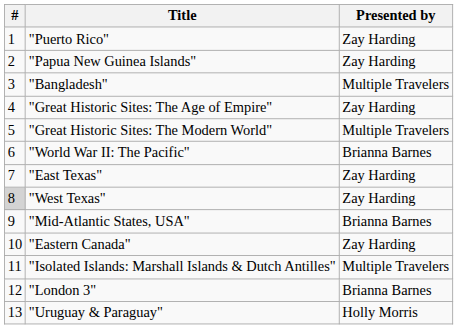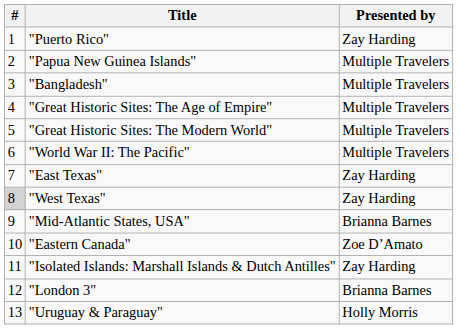(379, 61) Zay Harding -> (396, 61) Multiple Travelers
(379, 107) Zay Harding -> (396, 107) Multiple Travelers
(387, 152) Brianna Barnes -> (396, 152) Multiple Travelers
(379, 244) Zay Harding -> (383, 244) Zoe D’Amato
(396, 267) Multiple Travelers -> (379, 267) Zay Harding
